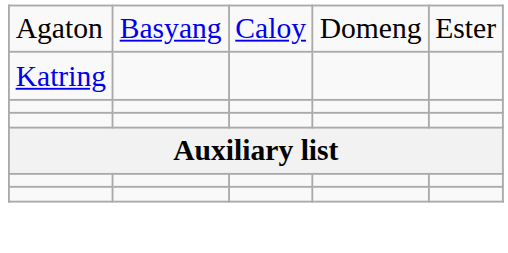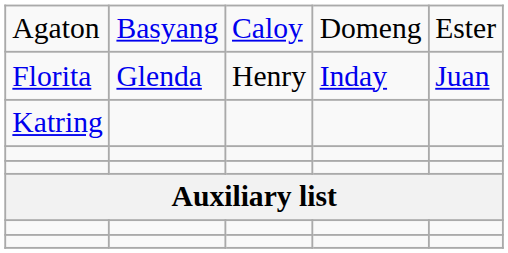+ row: (52, 75)
